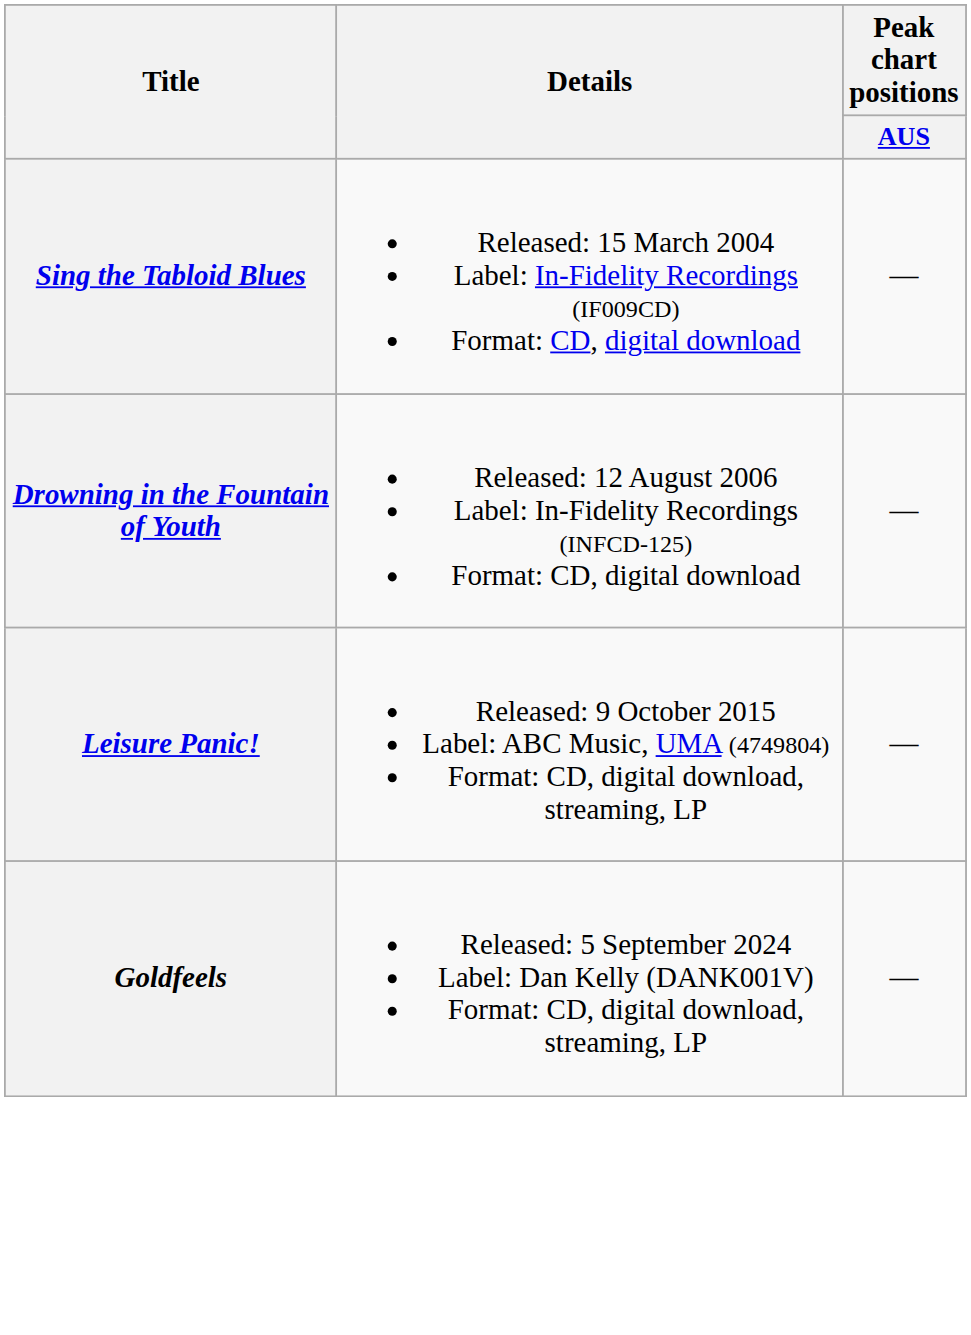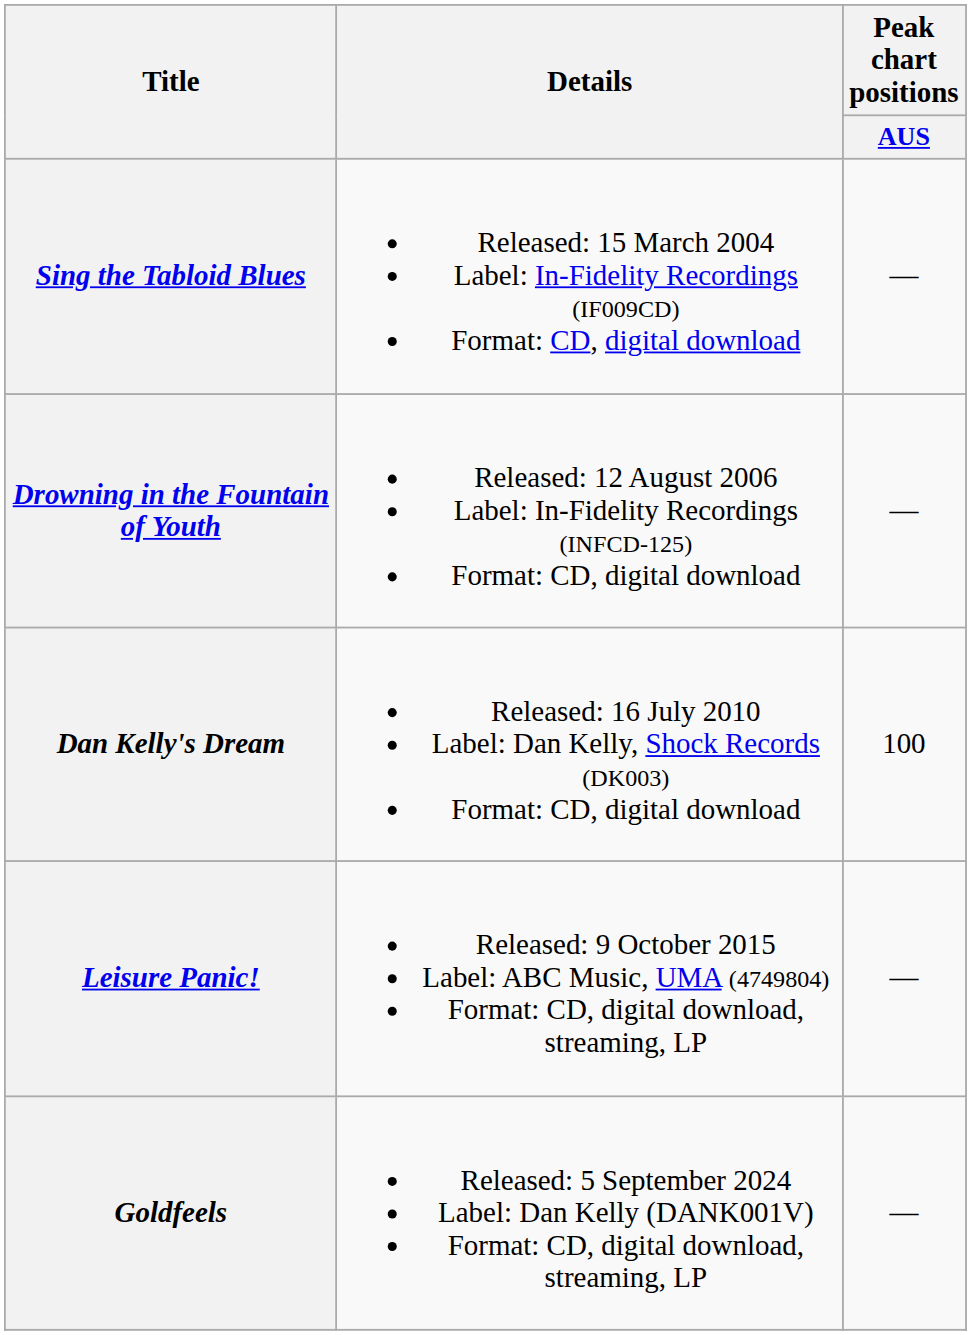+ row: (171, 743)
